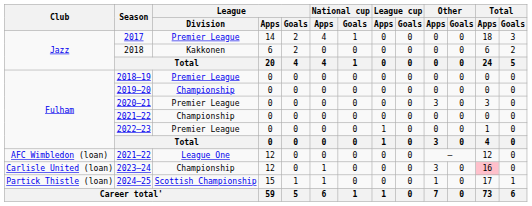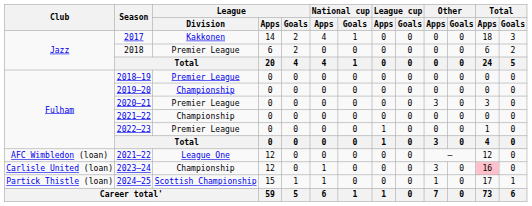(206, 37) Premier League -> (206, 37) Kakkonen
(206, 50) Kakkonen -> (206, 50) Premier League
